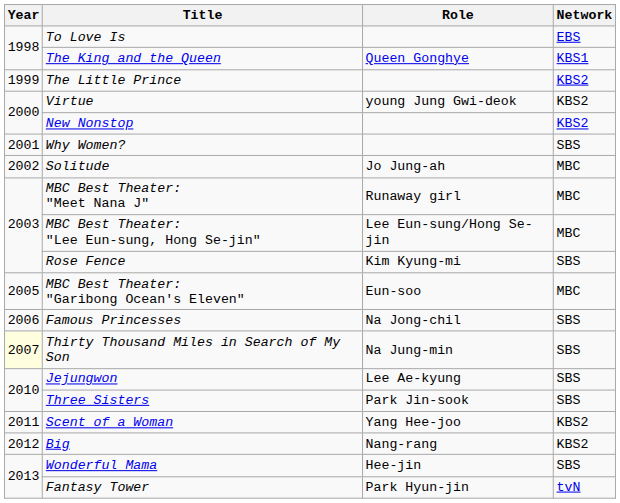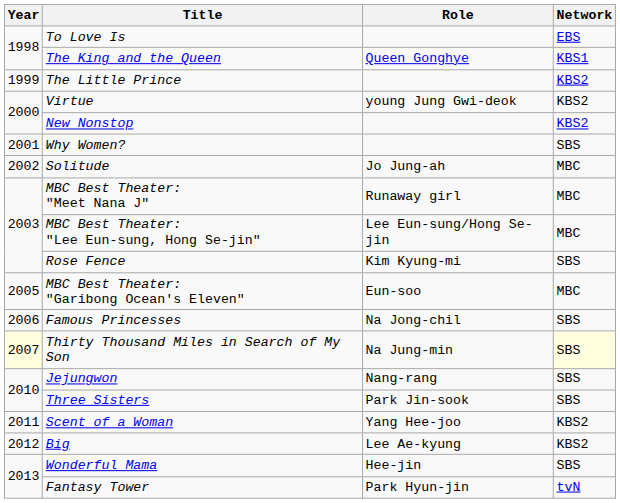(569, 350) no background -> (569, 350) lightyellow background
(413, 379) Lee Ae-kyung -> (401, 379) Nang-rang
(401, 444) Nang-rang -> (413, 444) Lee Ae-kyung
